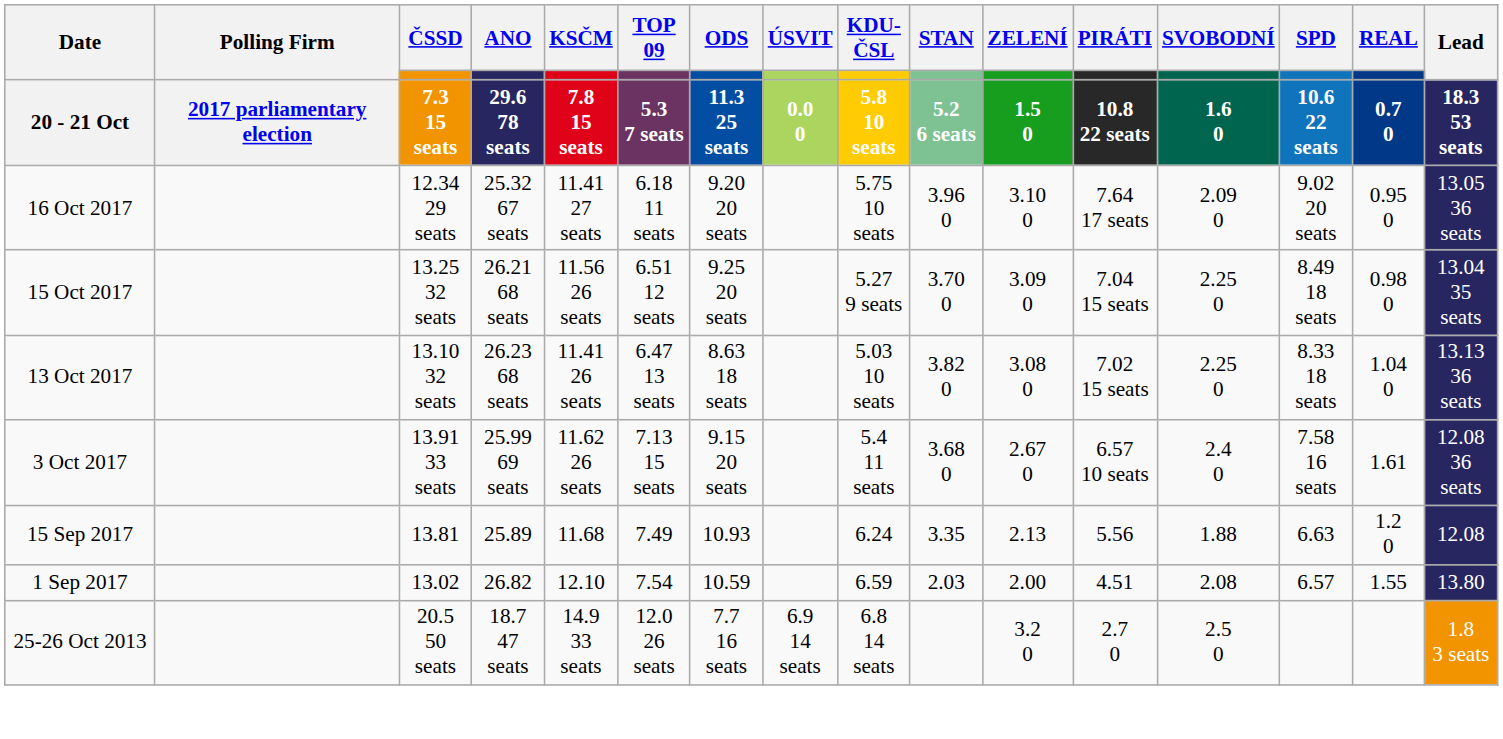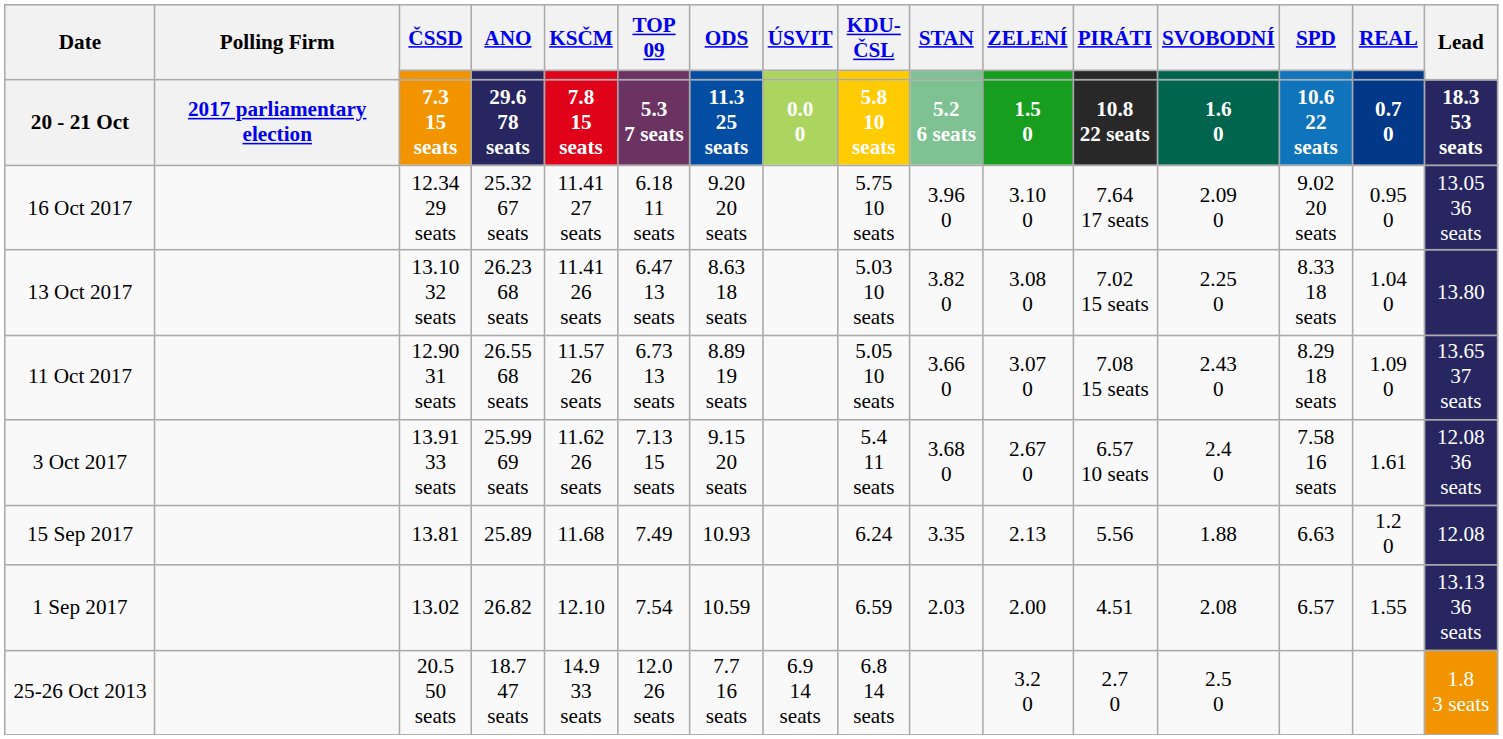- row: (80, 291)
(1461, 376) 13.13 36 seats -> (1461, 291) 13.80
+ row: (80, 376)
(1461, 581) 13.80 -> (1461, 606) 13.13 36 seats
